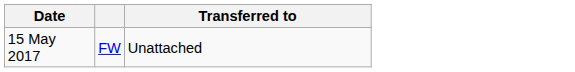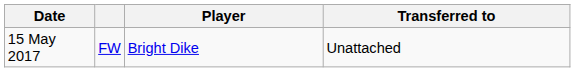+ column: (224, 16)
